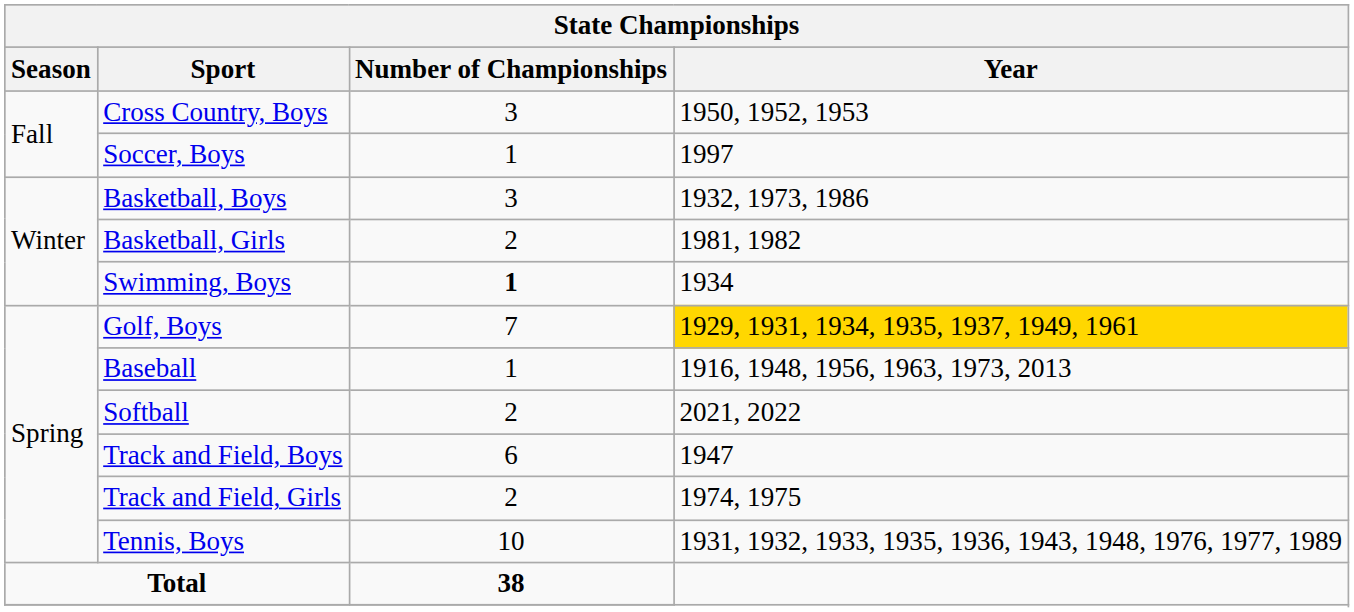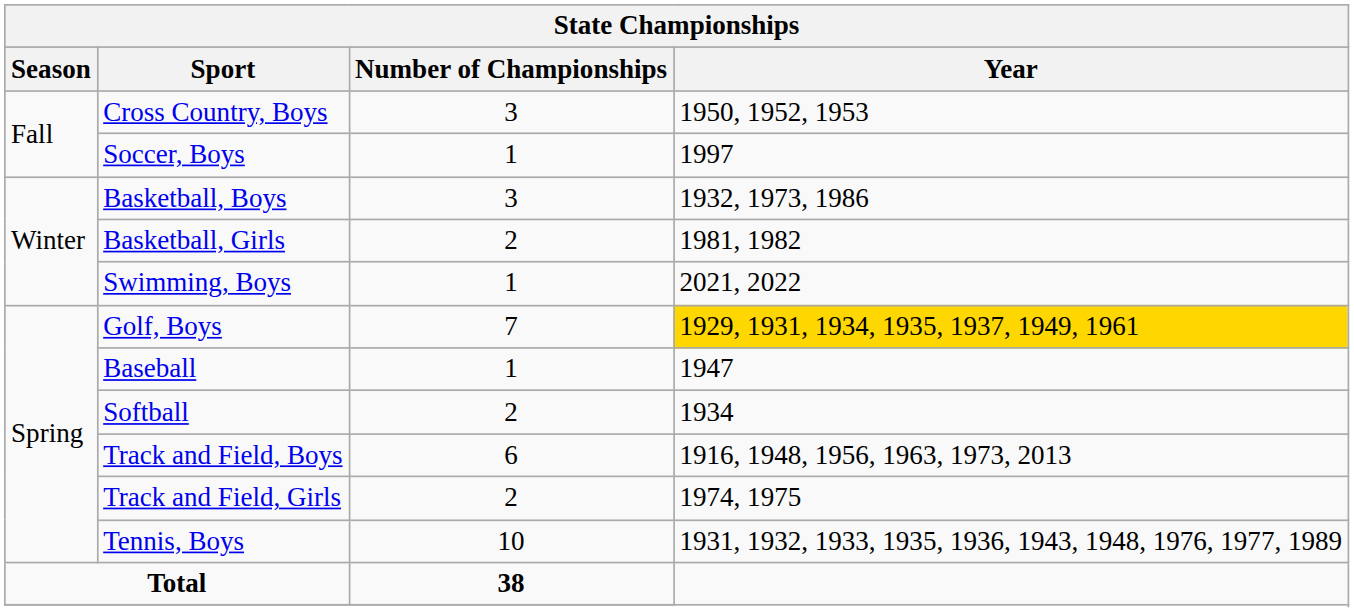(511, 283) bold -> (511, 283) normal
(707, 283) 1934 -> (740, 283) 2021, 2022
(876, 369) 1916, 1948, 1956, 1963, 1973, 2013 -> (707, 369) 1947
(740, 411) 2021, 2022 -> (707, 411) 1934
(707, 454) 1947 -> (876, 454) 1916, 1948, 1956, 1963, 1973, 2013
